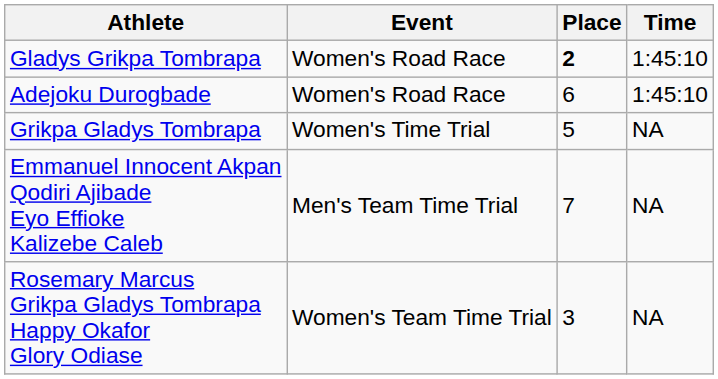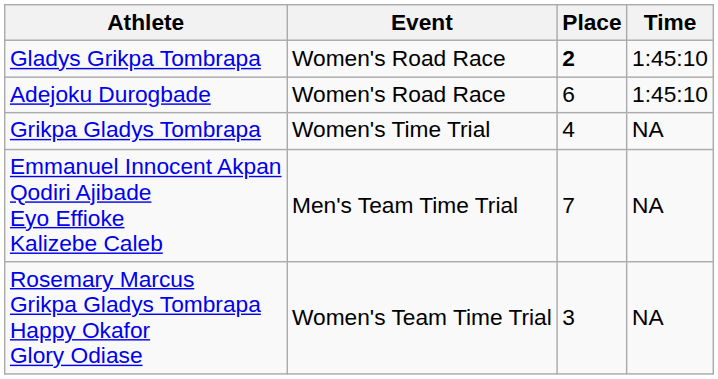(569, 130) 5 -> (569, 130) 4
